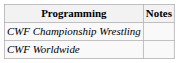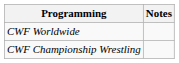rows swapped: (74, 31) <-> (43, 49)
